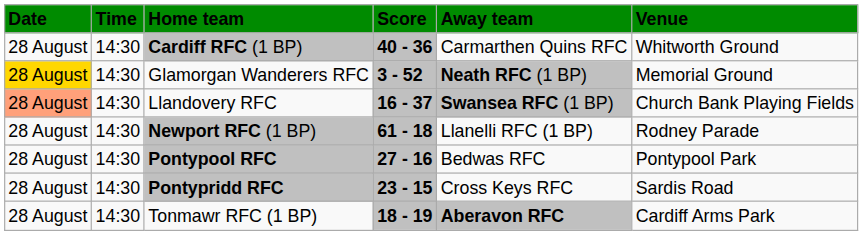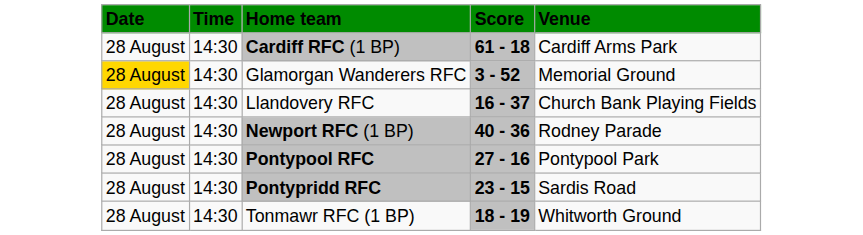- column: (487, 19)
(405, 47) 40 - 36 -> (502, 47) 61 - 18
(707, 47) Whitworth Ground -> (608, 47) Cardiff Arms Park
(48, 103) lightsalmon background -> (145, 103) no background
(405, 131) 61 - 18 -> (502, 131) 40 - 36
(705, 216) Cardiff Arms Park -> (610, 216) Whitworth Ground
